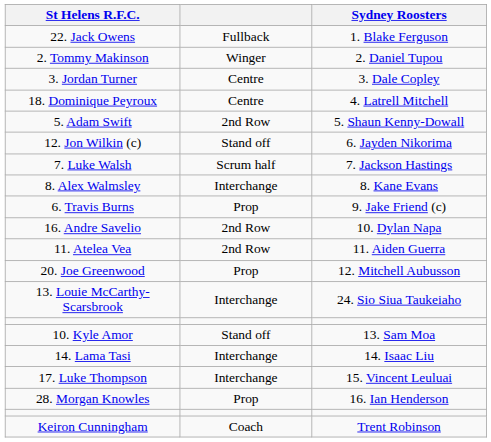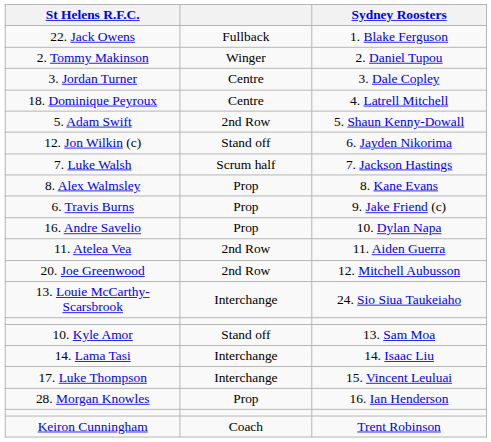(246, 185) Interchange -> (246, 185) Prop
(246, 228) 2nd Row -> (246, 228) Prop
(246, 270) Prop -> (246, 270) 2nd Row
